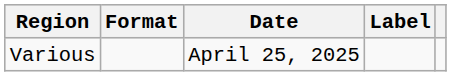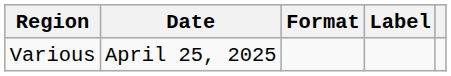columns swapped: (274, 21) <-> (142, 21)
